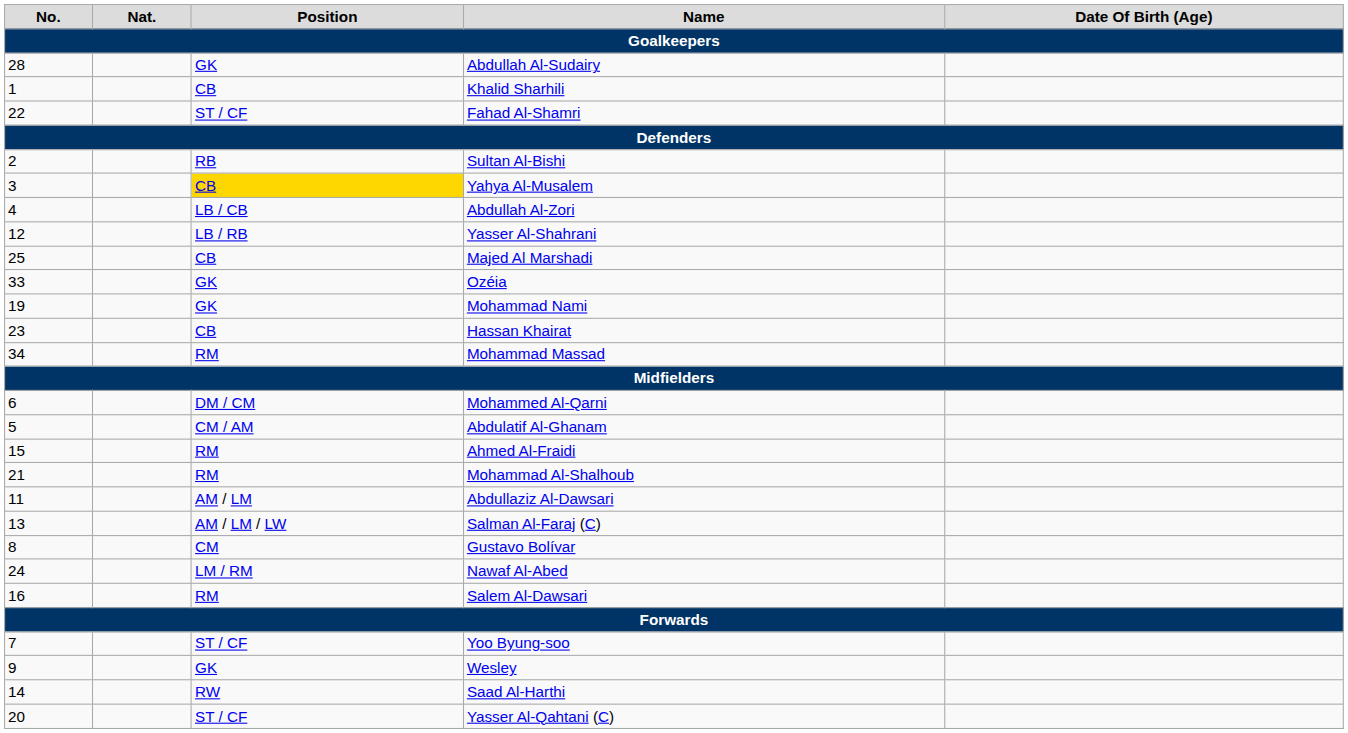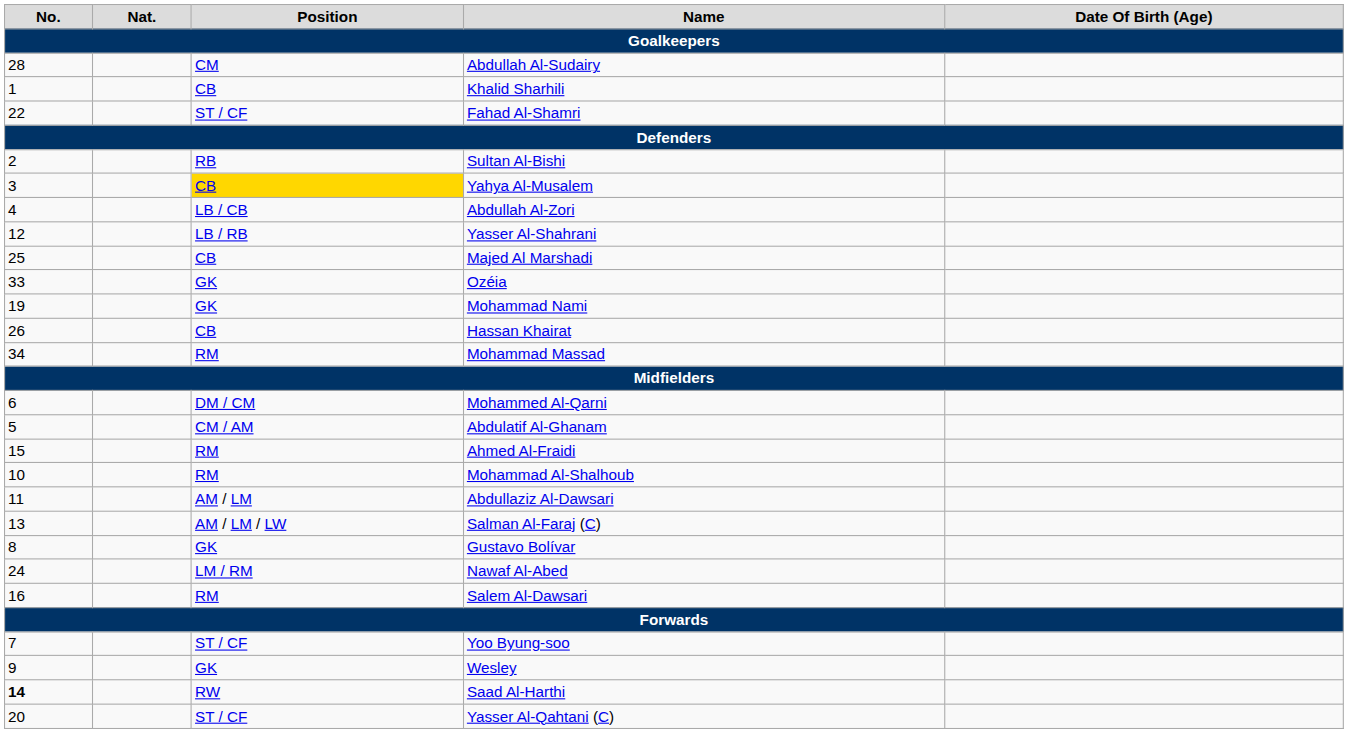(206, 65) GK -> (207, 65) CM
(17, 330) 23 -> (17, 330) 26
(17, 475) 21 -> (17, 475) 10
(207, 548) CM -> (206, 548) GK
(17, 692) normal -> (17, 692) bold
